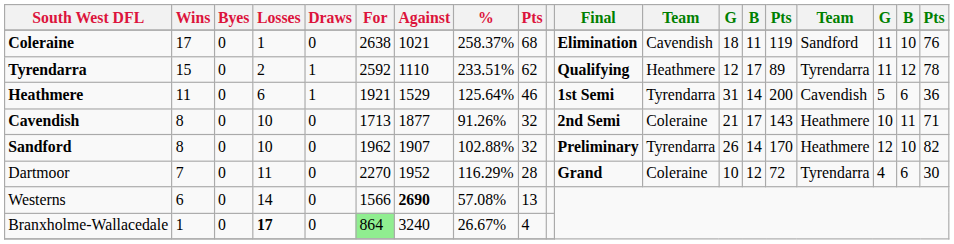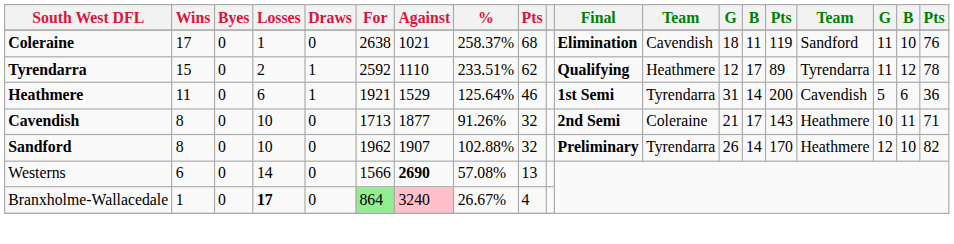- row: (39, 173)
(414, 225) no background -> (414, 199) pink background
